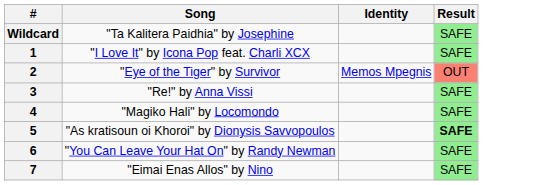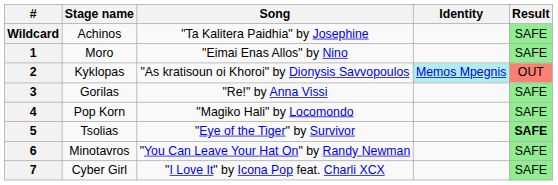+ column: (99, 14)
(200, 53) "I Love It" by Icona Pop feat. Charli XCX -> (275, 53) "Eimai Enas Allos" by Nino
(200, 72) "Eye of the Tiger" by Survivor -> (275, 72) "As kratisoun oi Khoroi" by Dionysis Savvopoulos
(386, 72) no background -> (461, 72) paleturquoise background
(200, 131) "As kratisoun oi Khoroi" by Dionysis Savvopoulos -> (275, 131) "Eye of the Tiger" by Survivor
(200, 170) "Eimai Enas Allos" by Nino -> (275, 170) "I Love It" by Icona Pop feat. Charli XCX
